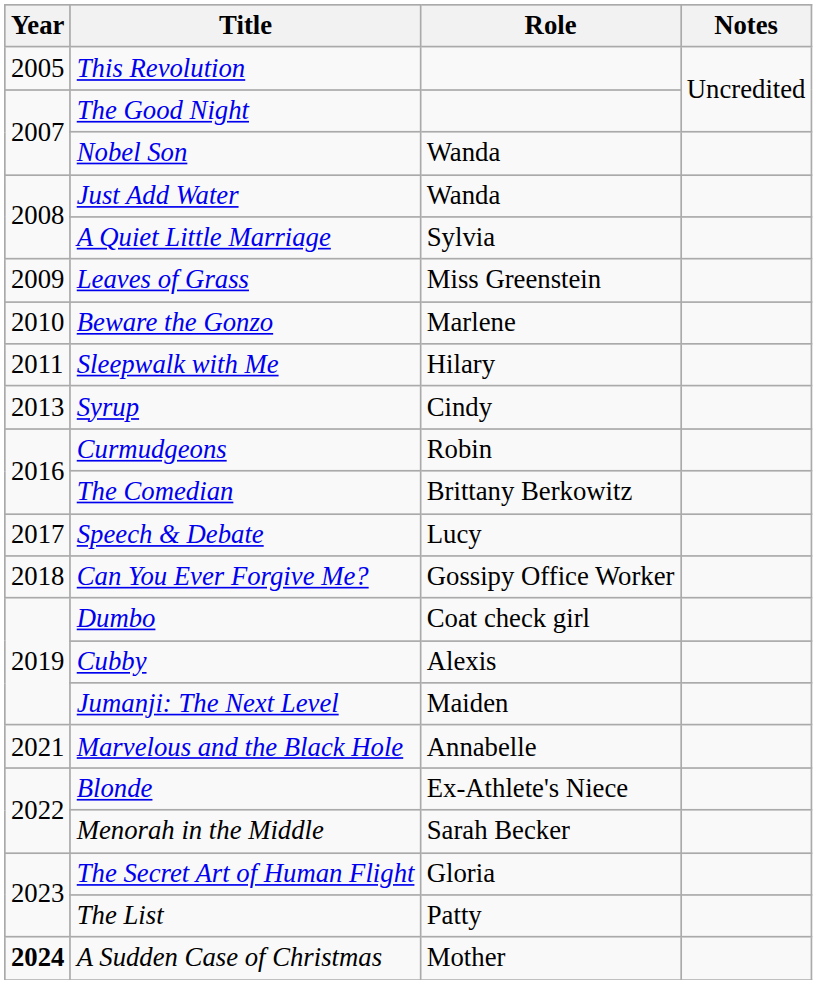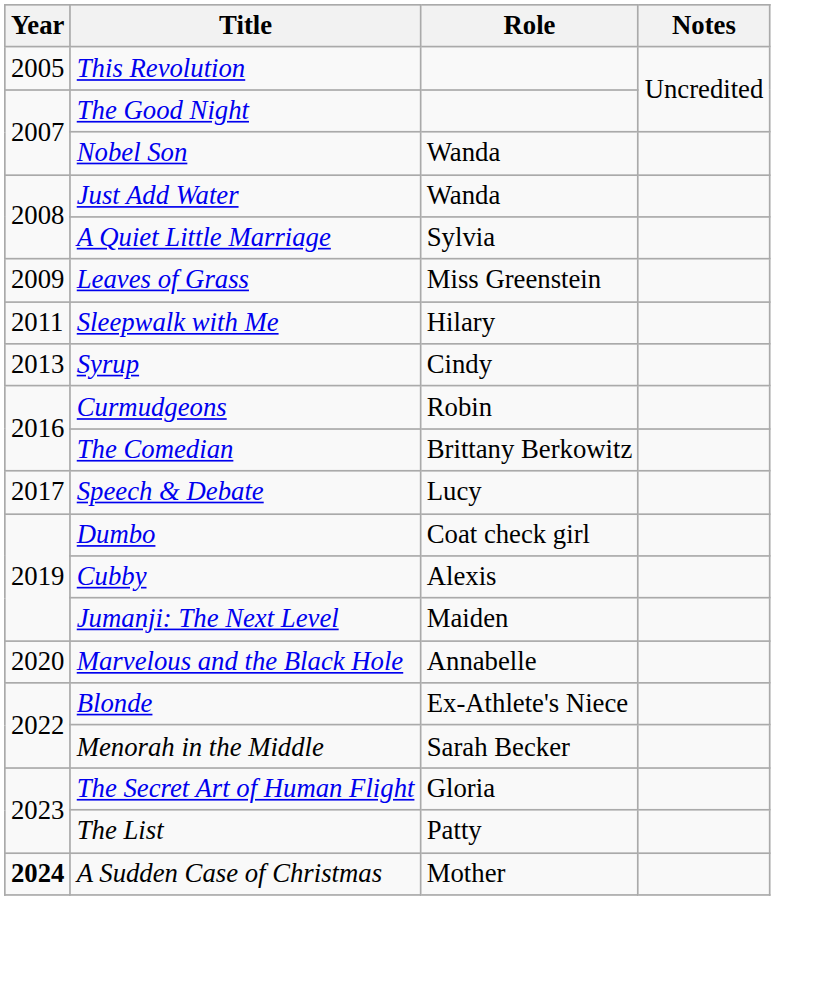- row: (175, 322)
- row: (223, 576)
(38, 746) 2021 -> (38, 661) 2020
